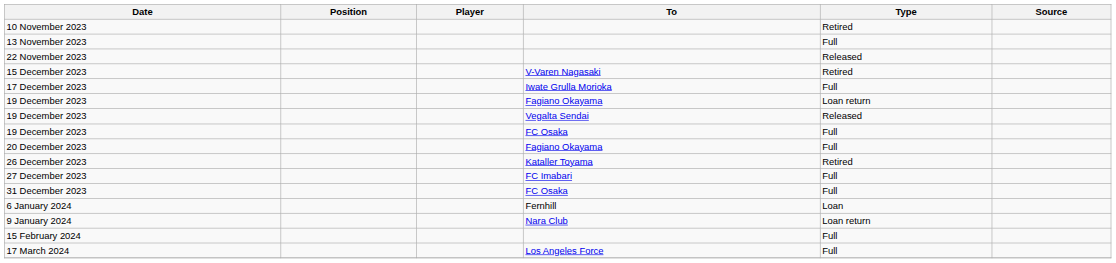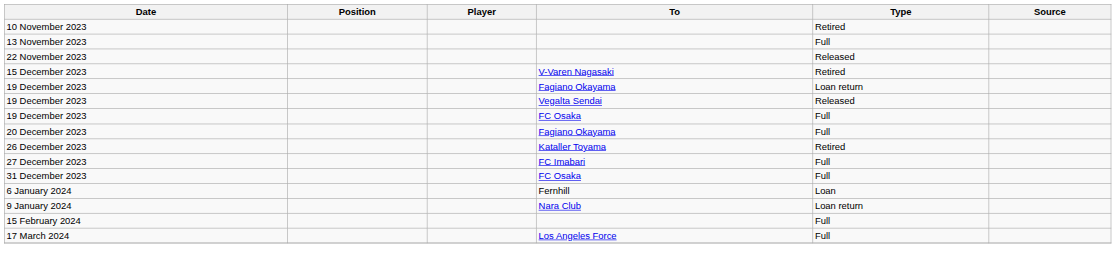- row: (47, 87)
